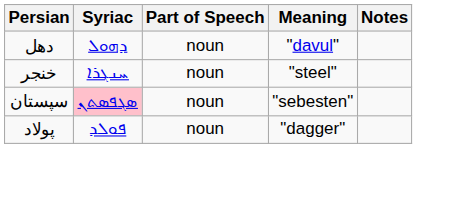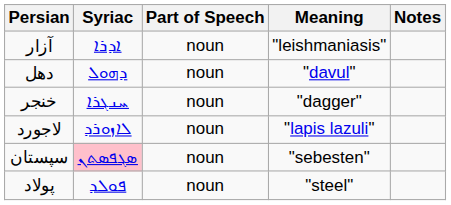+ row: (39, 45)
(313, 73) "steel" -> (329, 101) "dagger"
+ row: (39, 129)
(313, 129) "dagger" -> (329, 185) "steel"
